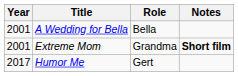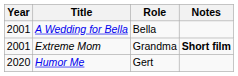(19, 63) 2017 -> (19, 63) 2020
